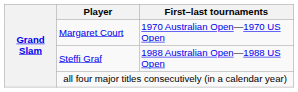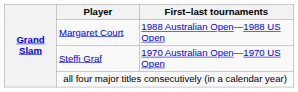(211, 32) 1970 Australian Open—1970 US Open -> (211, 32) 1988 Australian Open—1988 US Open
(211, 58) 1988 Australian Open—1988 US Open -> (211, 58) 1970 Australian Open—1970 US Open
